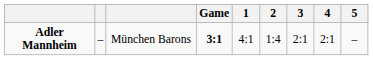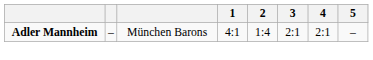- column: (214, 13)
